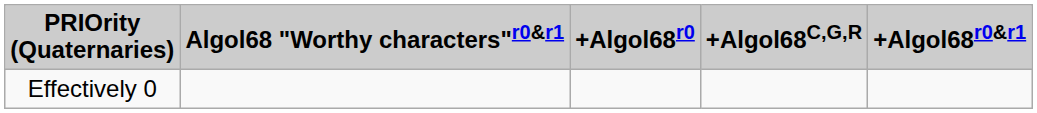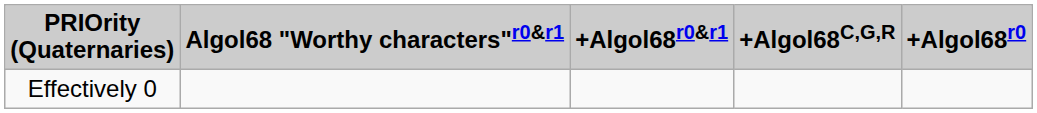columns swapped: (950, 37) <-> (635, 37)
